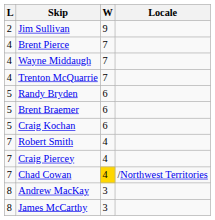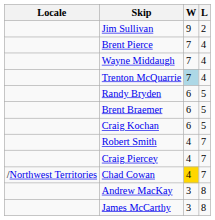columns swapped: (163, 12) <-> (10, 12)
(105, 77) no background -> (189, 77) lightblue background
